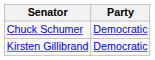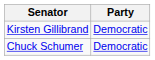rows swapped: (45, 30) <-> (48, 47)
